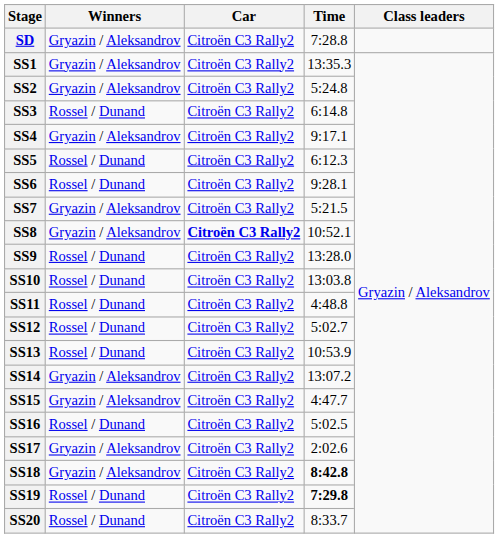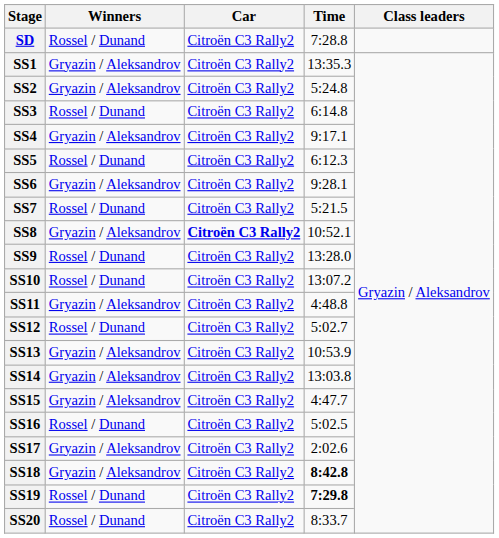(115, 40) Gryazin / Aleksandrov -> (97, 40) Rossel / Dunand
(97, 184) Rossel / Dunand -> (115, 184) Gryazin / Aleksandrov
(115, 208) Gryazin / Aleksandrov -> (97, 208) Rossel / Dunand
(329, 280) 13:03.8 -> (329, 280) 13:07.2
(97, 304) Rossel / Dunand -> (115, 304) Gryazin / Aleksandrov
(97, 352) Rossel / Dunand -> (115, 352) Gryazin / Aleksandrov
(329, 376) 13:07.2 -> (329, 376) 13:03.8
